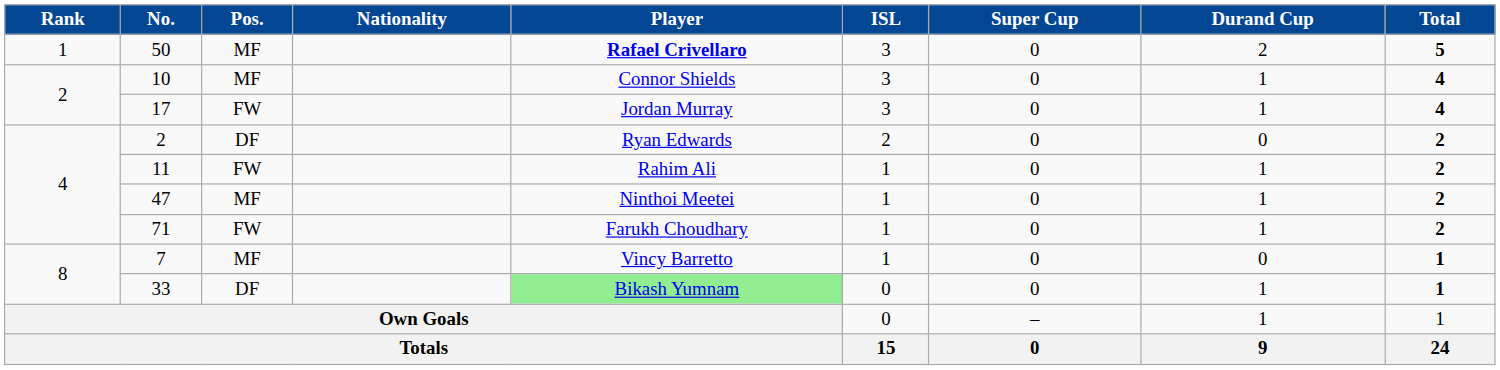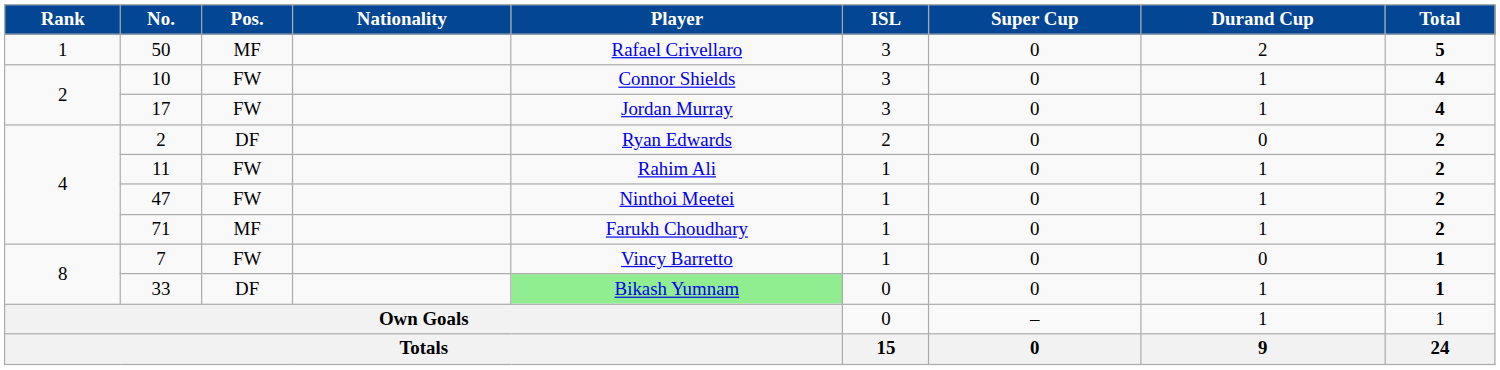(677, 49) bold -> (677, 49) normal
(247, 79) MF -> (247, 79) FW
(247, 199) MF -> (247, 199) FW
(247, 229) FW -> (247, 229) MF
(247, 259) MF -> (247, 259) FW
